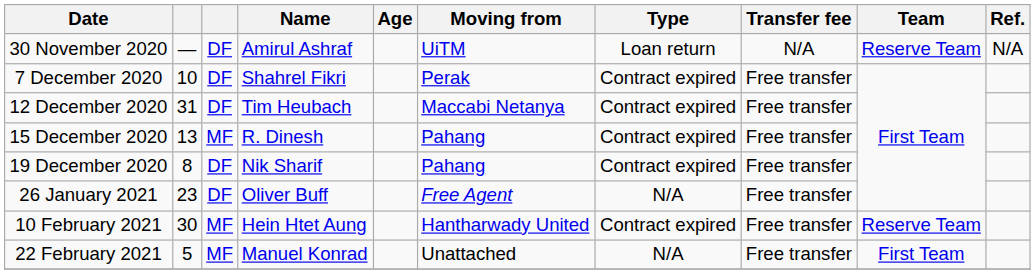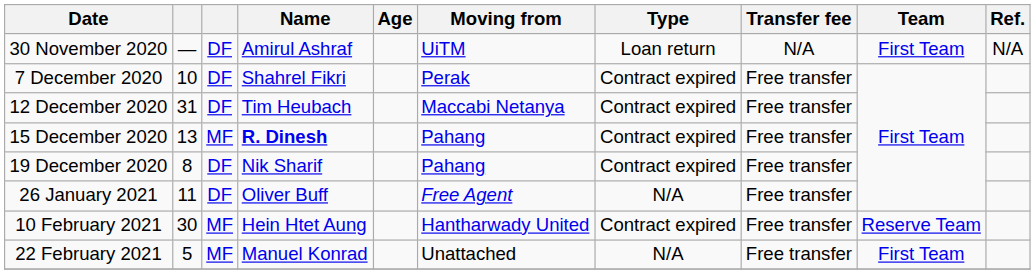(921, 48) Reserve Team -> (921, 48) First Team
(282, 136) normal -> (285, 136) bold
(187, 195) 23 -> (187, 195) 11
